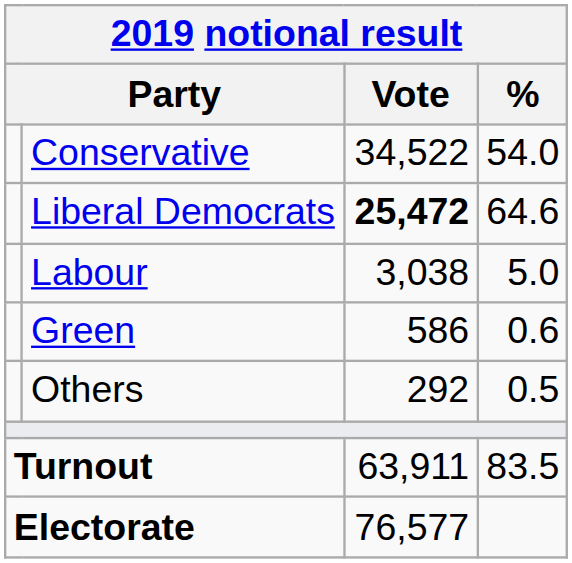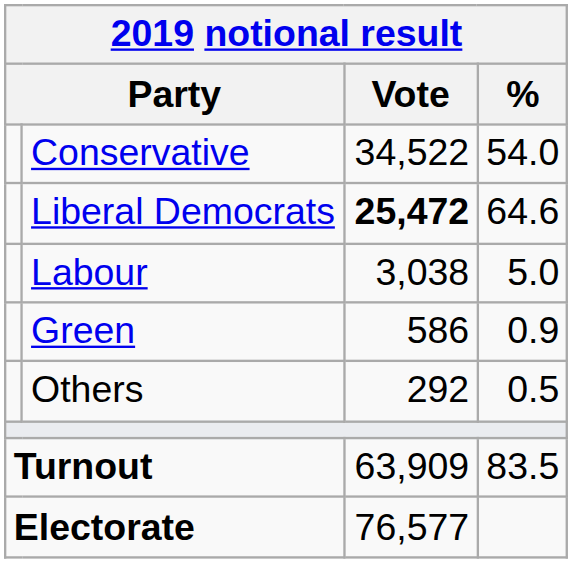(533, 331) 0.6 -> (533, 331) 0.9
(413, 467) 63,911 -> (412, 467) 63,909
